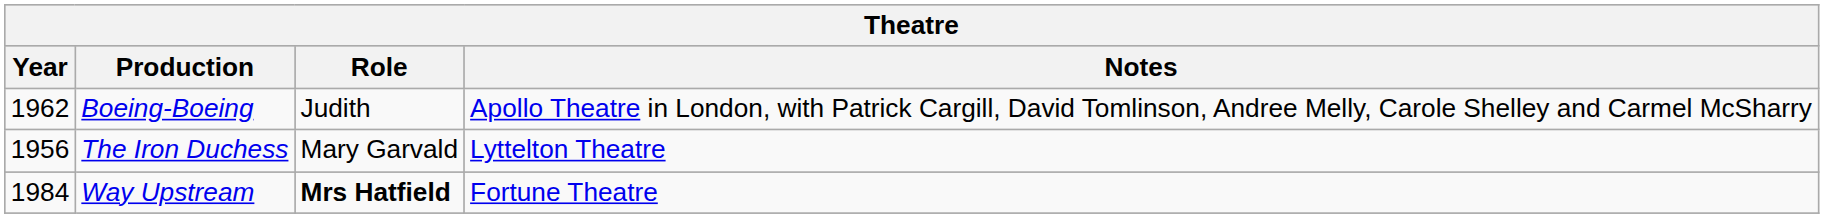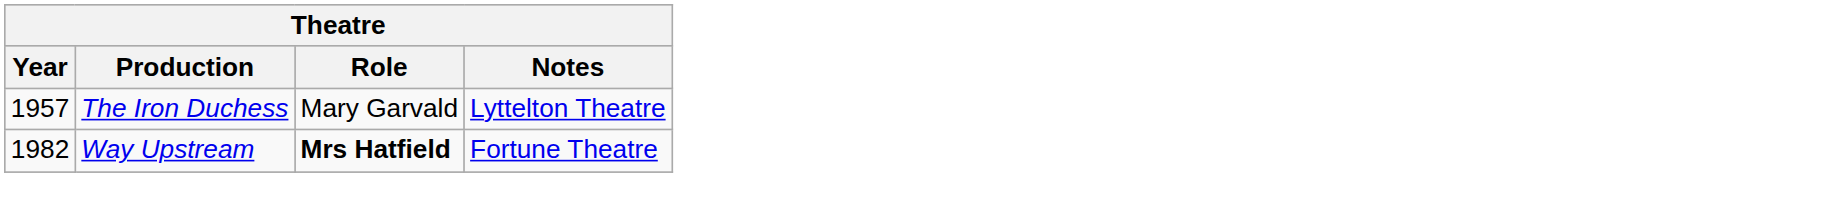- row: (167, 108)
(40, 150) 1956 -> (40, 108) 1957
(40, 191) 1984 -> (40, 150) 1982
